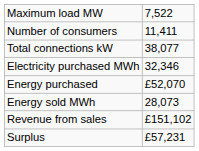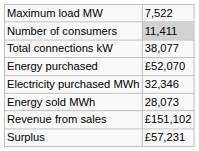(161, 31) no background -> (161, 31) lightgrey background
rows swapped: (73, 66) <-> (52, 84)
